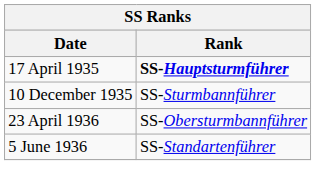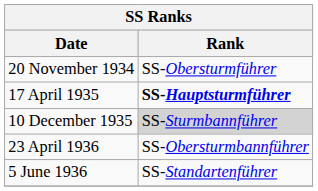+ row: (71, 69)
(208, 95) no background -> (210, 120) lightgrey background
